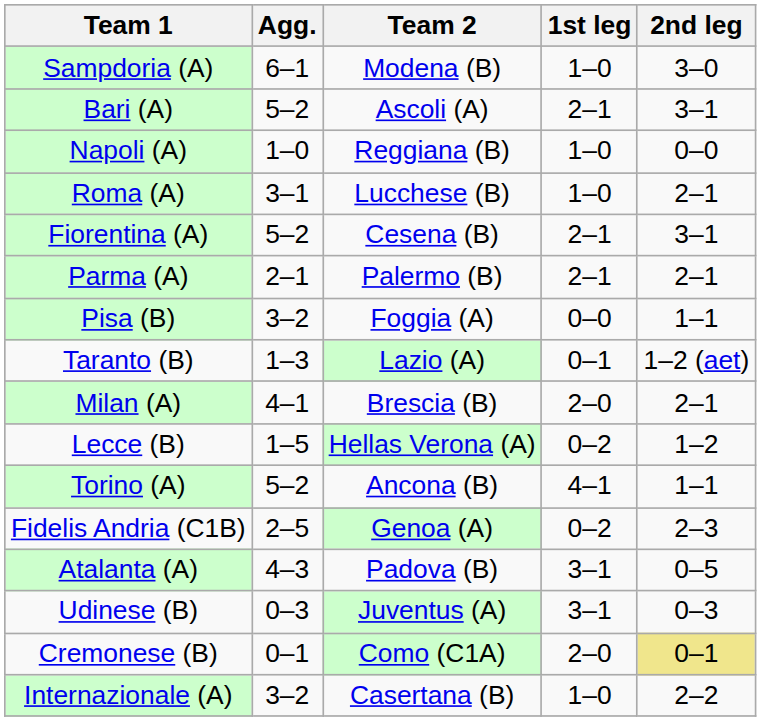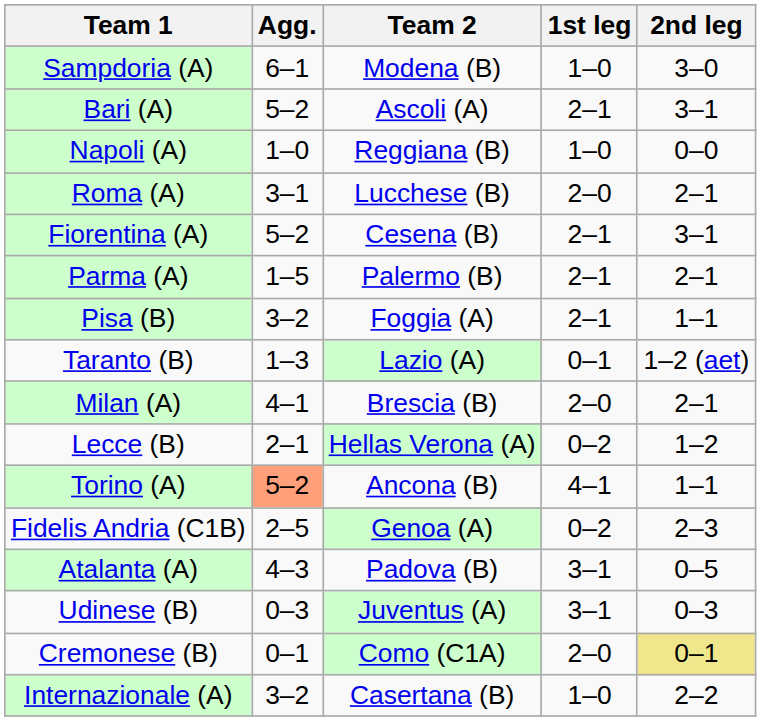(590, 192) 1–0 -> (590, 192) 2–0
(287, 276) 2–1 -> (287, 276) 1–5
(590, 318) 0–0 -> (590, 318) 2–1
(287, 444) 1–5 -> (287, 444) 2–1
(287, 485) no background -> (287, 485) lightsalmon background
